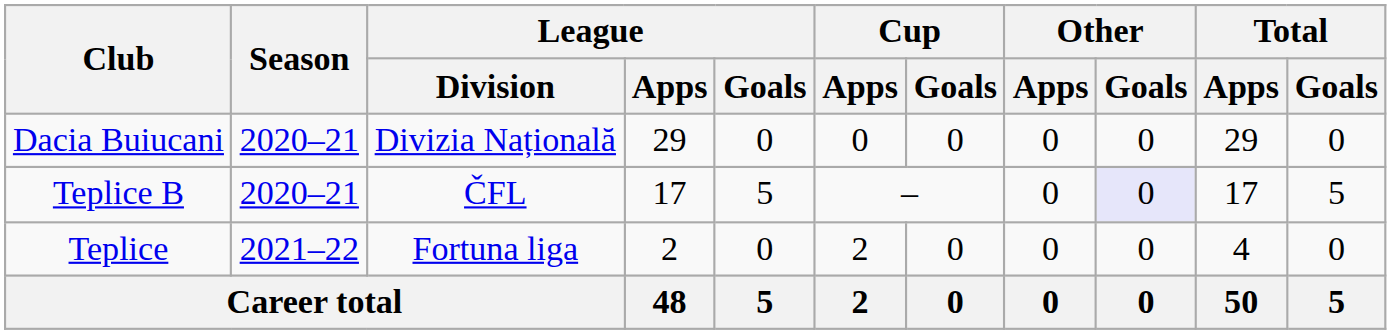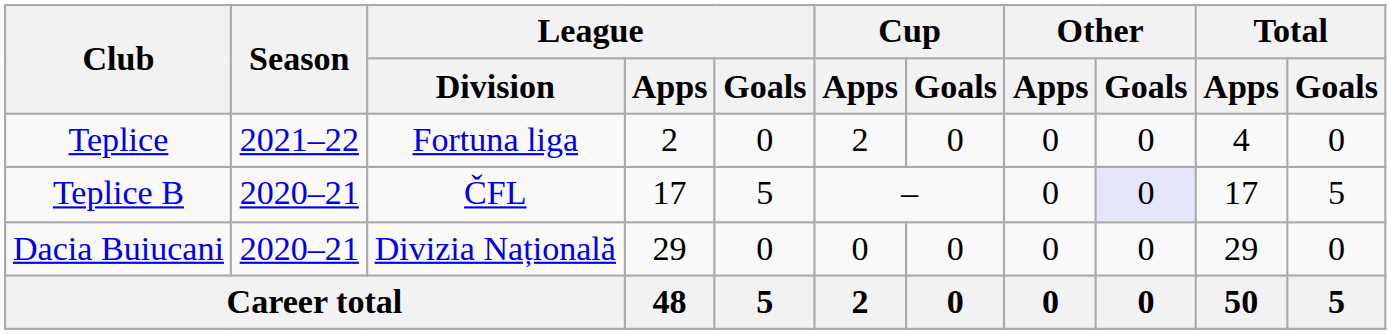rows swapped: (118, 139) <-> (118, 247)
